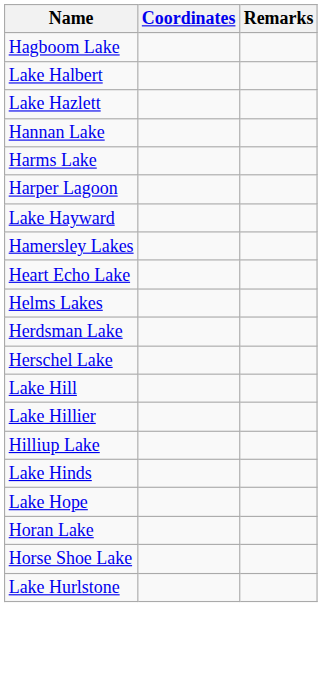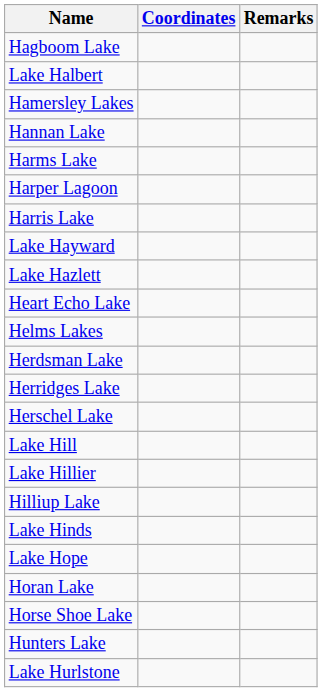rows swapped: (71, 246) <-> (55, 103)
+ row: (51, 217)
+ row: (64, 388)
+ row: (57, 643)
